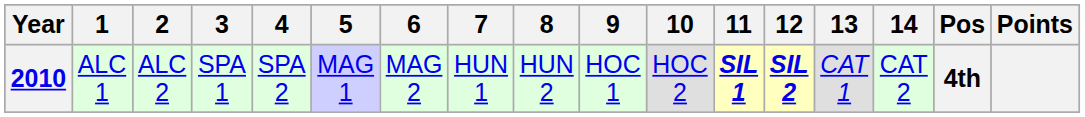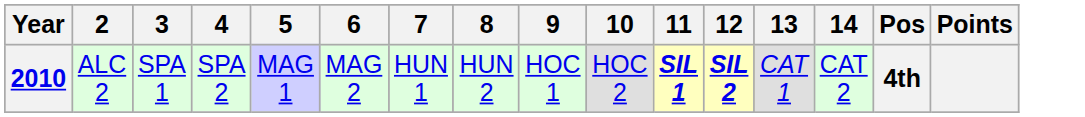- column: (102, 25)
